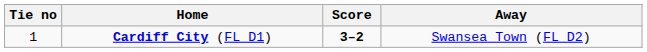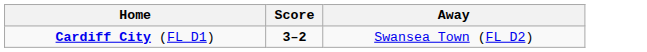- column: (33, 15)
